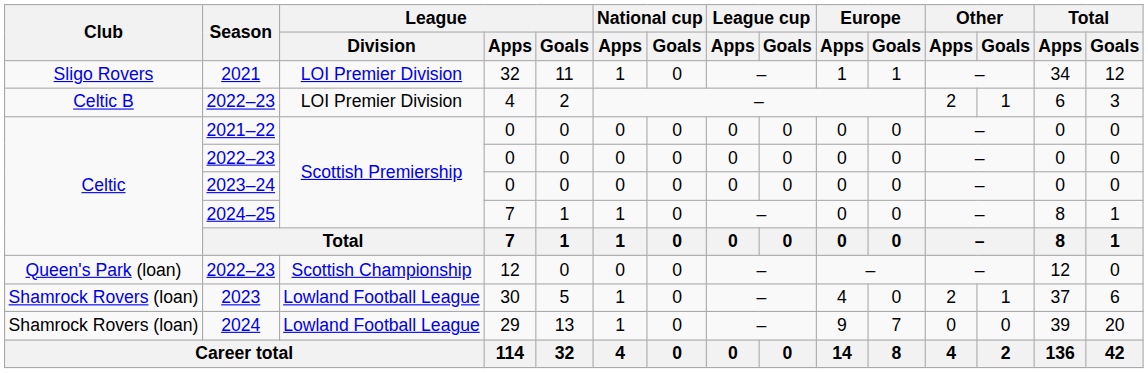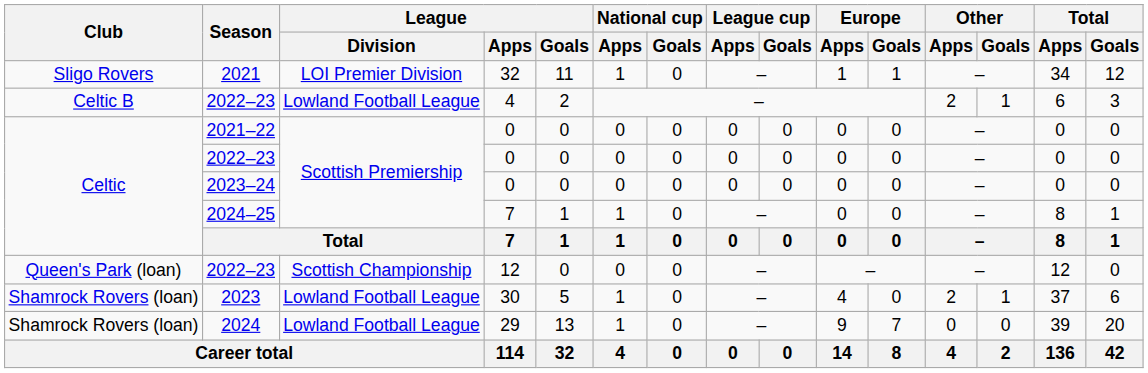(381, 102) LOI Premier Division -> (381, 102) Lowland Football League
